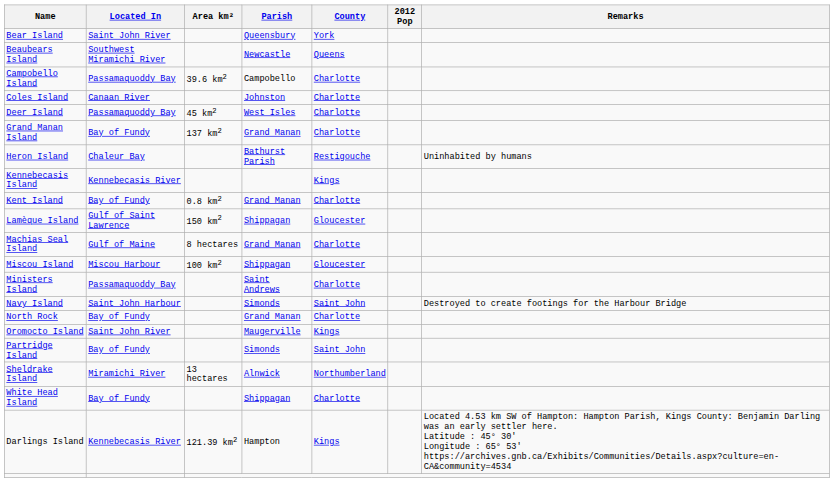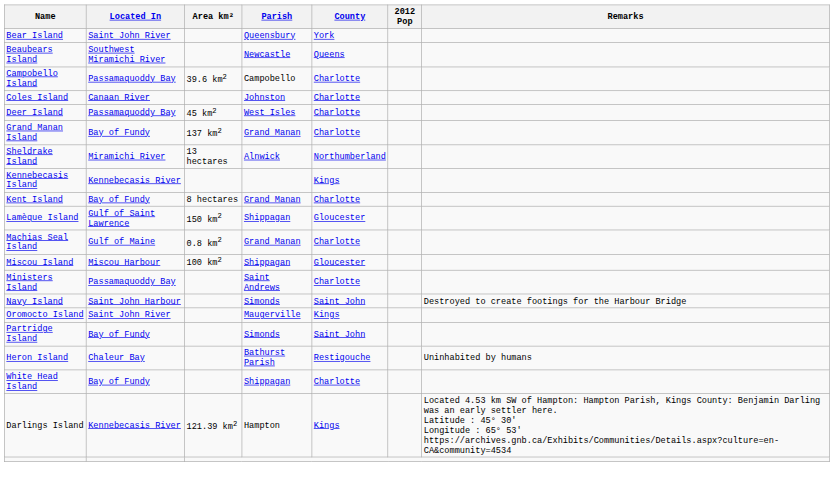rows swapped: (37, 157) <-> (30, 374)
(204, 200) 0.8 km2 -> (212, 199) 8 hectares
(212, 244) 8 hectares -> (204, 242) 0.8 km2
- row: (32, 317)
